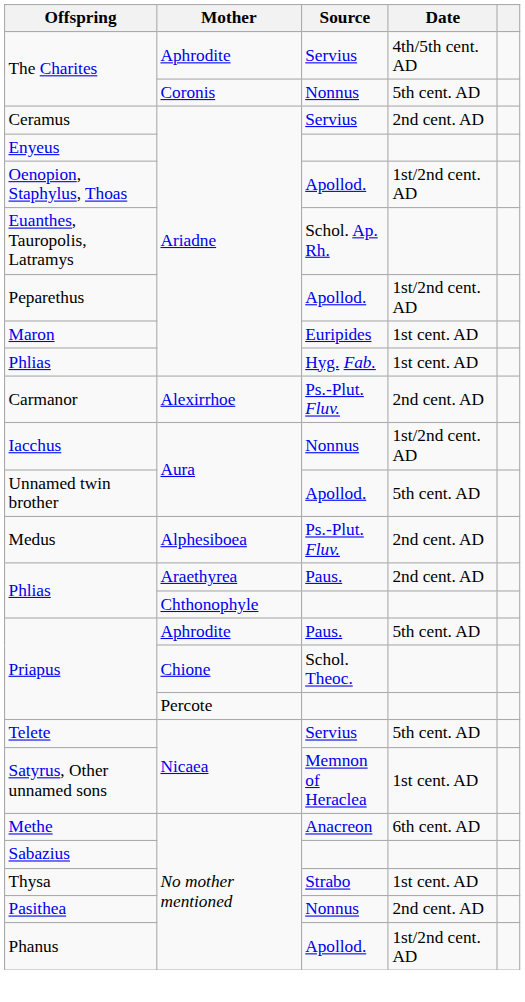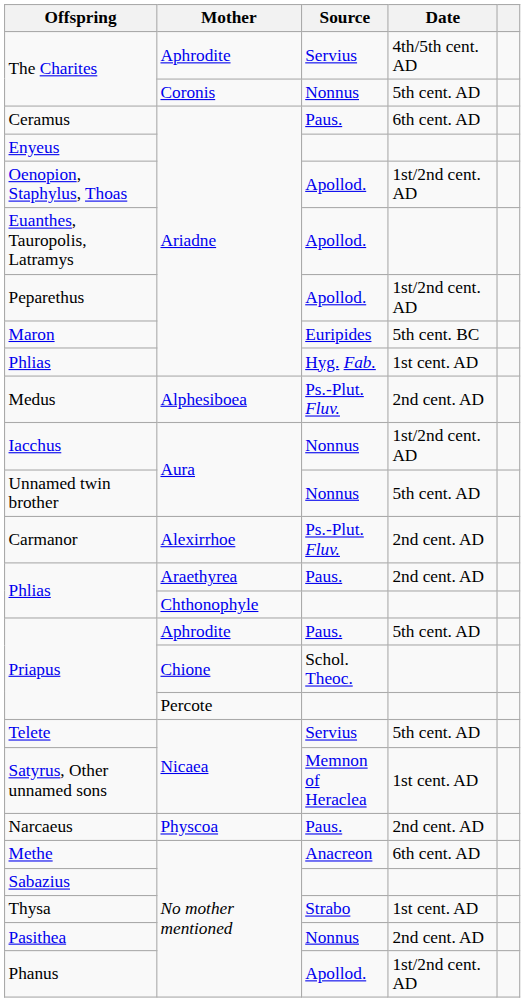(331, 119) Servius -> (324, 119) Paus.
(438, 119) 2nd cent. AD -> (436, 119) 6th cent. AD
(341, 240) Schol. Ap. Rh. -> (336, 240) Apollod.
(435, 334) 1st cent. AD -> (436, 334) 5th cent. BC
rows swapped: (43, 399) <-> (32, 539)
(336, 492) Apollod. -> (332, 492) Nonnus
+ row: (41, 826)
